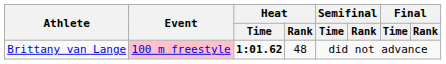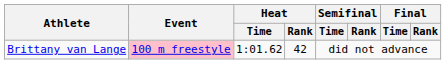(259, 49) bold -> (259, 49) normal
(300, 49) 48 -> (300, 49) 42
